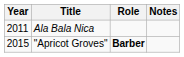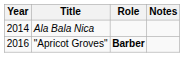(17, 28) 2011 -> (18, 28) 2014
(18, 44) 2015 -> (18, 44) 2016
